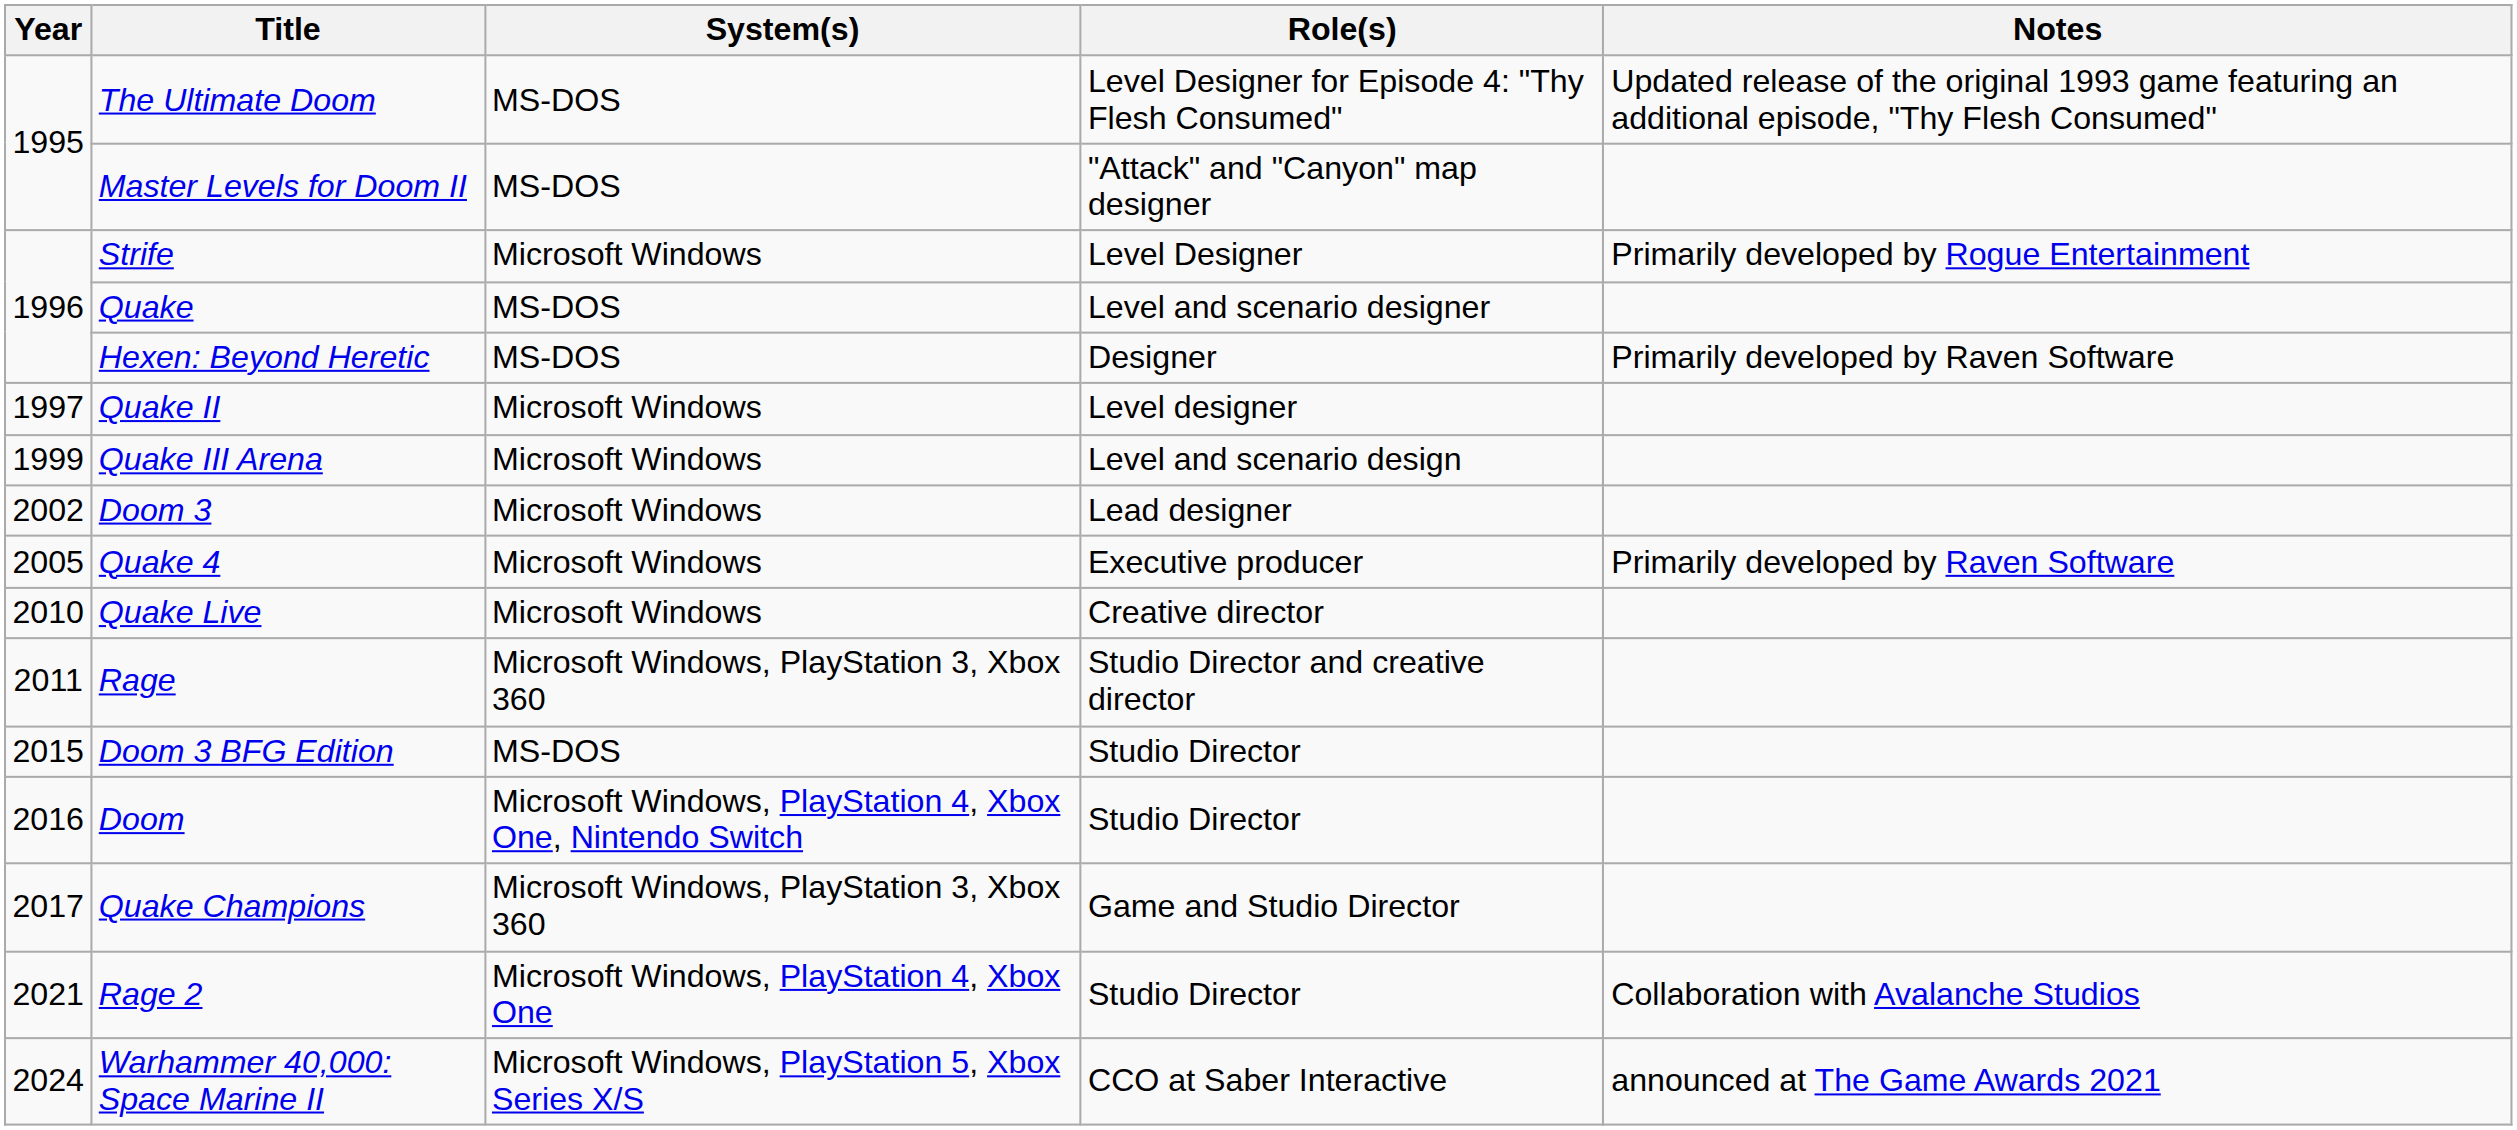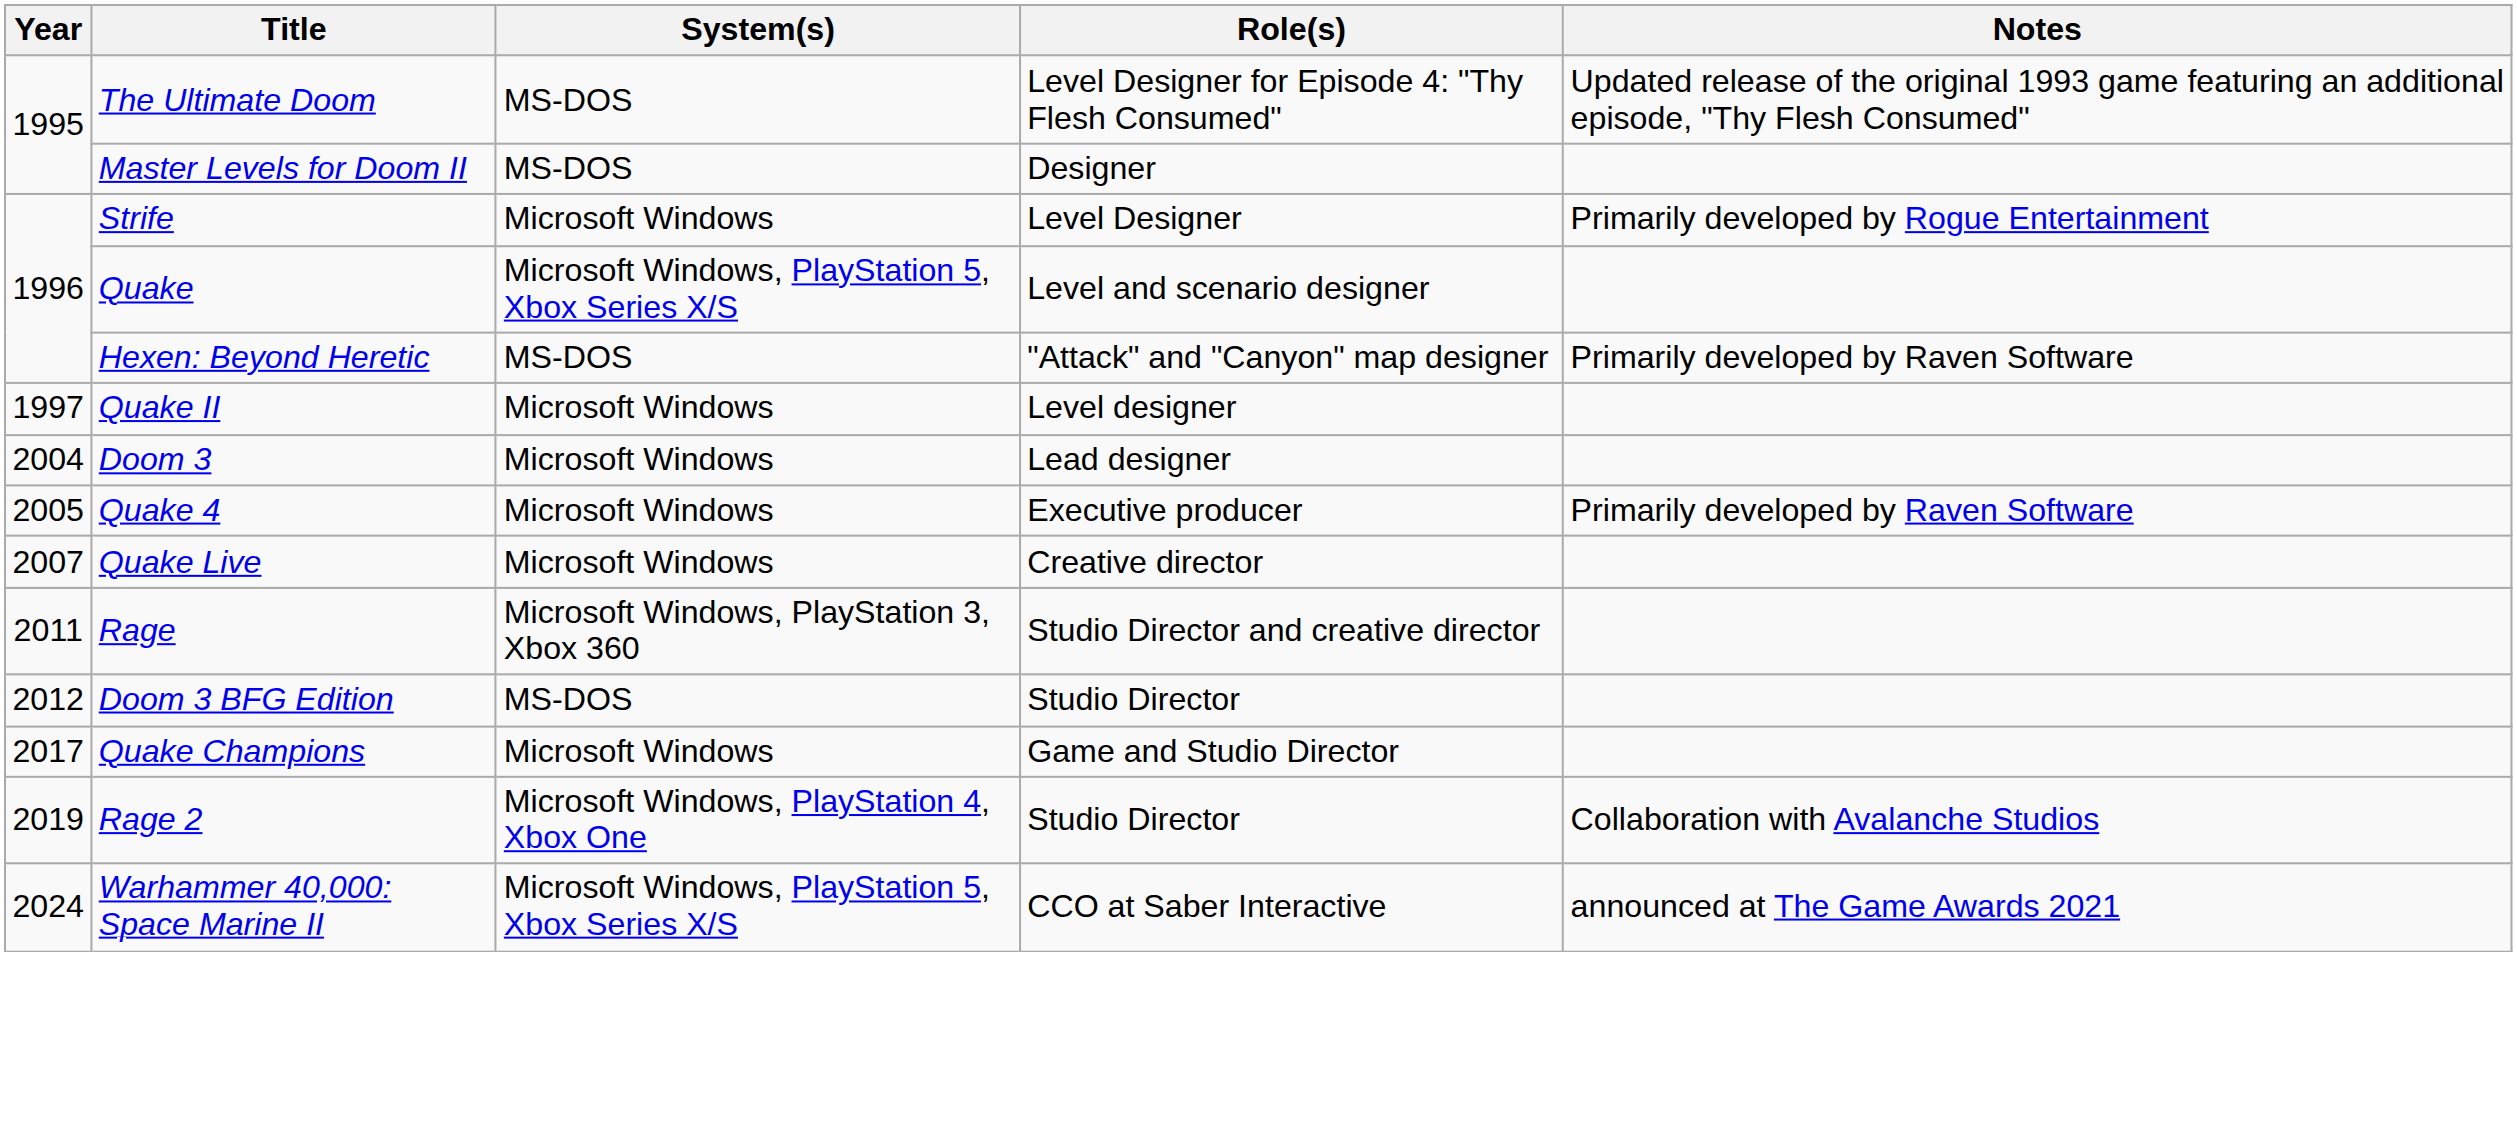(1282, 186) "Attack" and "Canyon" map designer -> (1092, 168) Designer
(556, 306) MS-DOS -> (747, 288) Microsoft Windows, PlayStation 5, Xbox Series X/S
(1152, 357) Designer -> (1288, 357) "Attack" and "Canyon" map designer
- row: (211, 459)
(48, 510) 2002 -> (48, 459) 2004
(48, 612) 2010 -> (48, 561) 2007
(48, 750) 2015 -> (48, 699) 2012
- row: (142, 819)
(776, 906) Microsoft Windows, PlayStation 3, Xbox 360 -> (639, 750) Microsoft Windows
(48, 994) 2021 -> (48, 819) 2019
